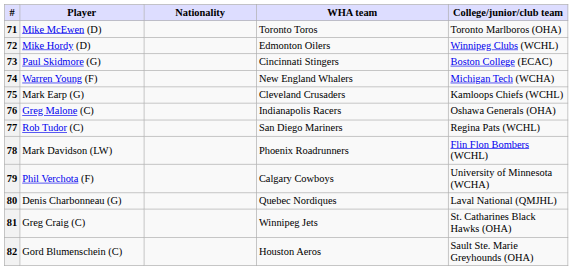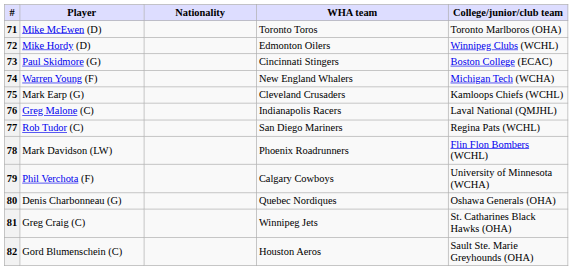(503, 111) Oshawa Generals (OHA) -> (504, 111) Laval National (QMJHL)
(504, 201) Laval National (QMJHL) -> (503, 201) Oshawa Generals (OHA)
